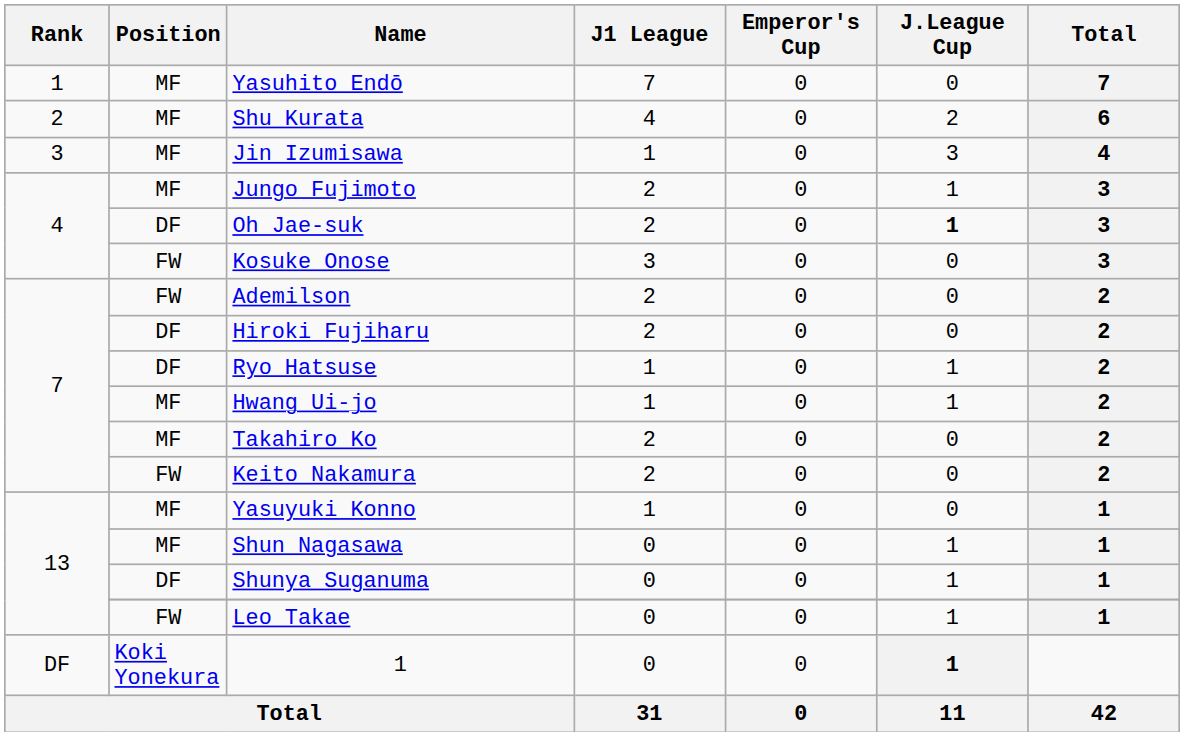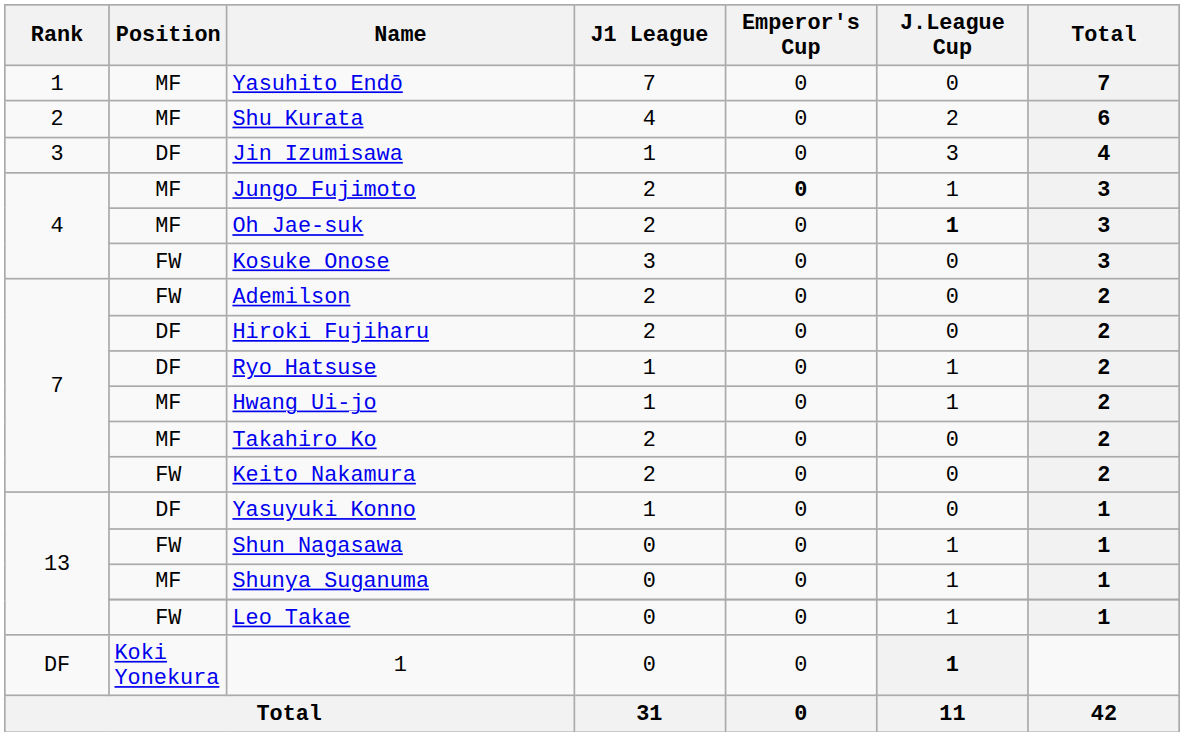(168, 155) MF -> (168, 155) DF
(801, 190) normal -> (801, 190) bold
(168, 226) DF -> (168, 226) MF
(168, 511) MF -> (168, 511) DF
(168, 546) MF -> (168, 546) FW
(168, 582) DF -> (168, 582) MF
